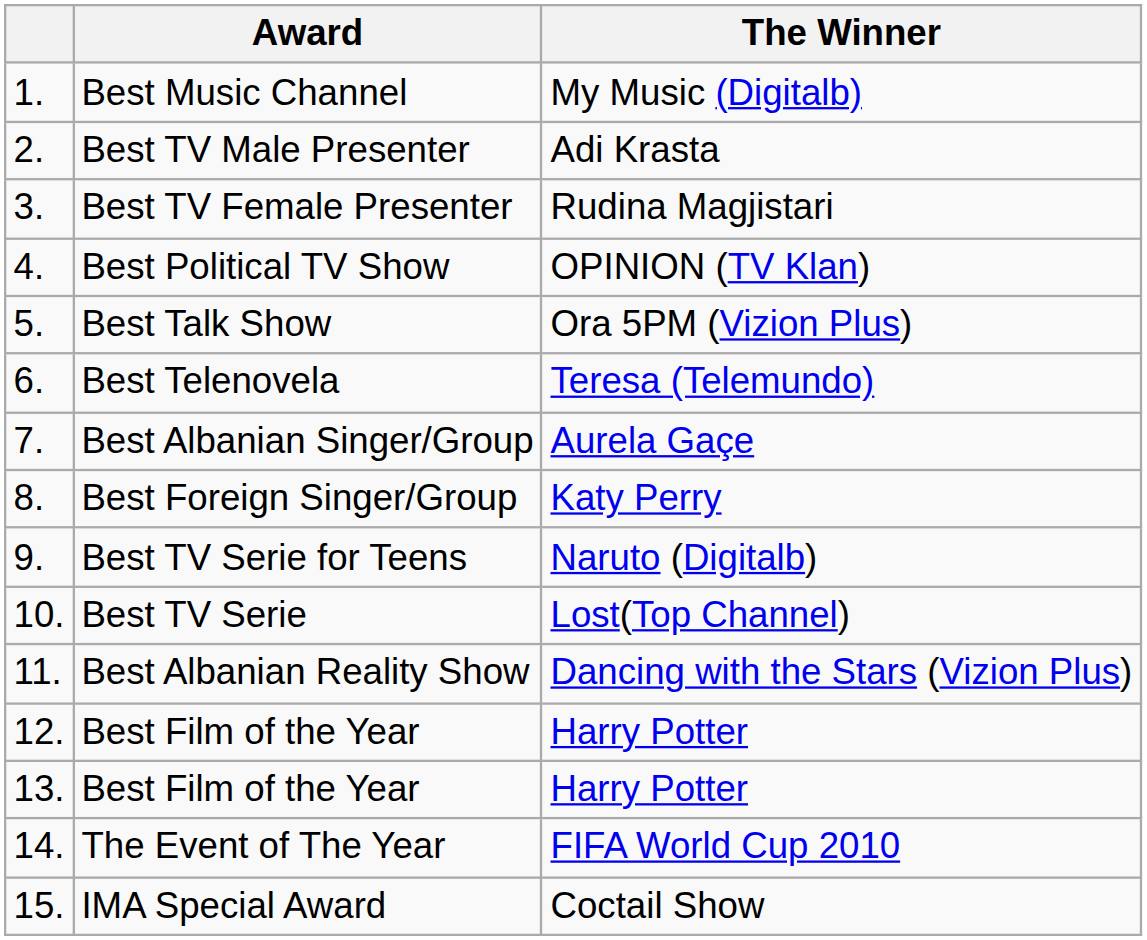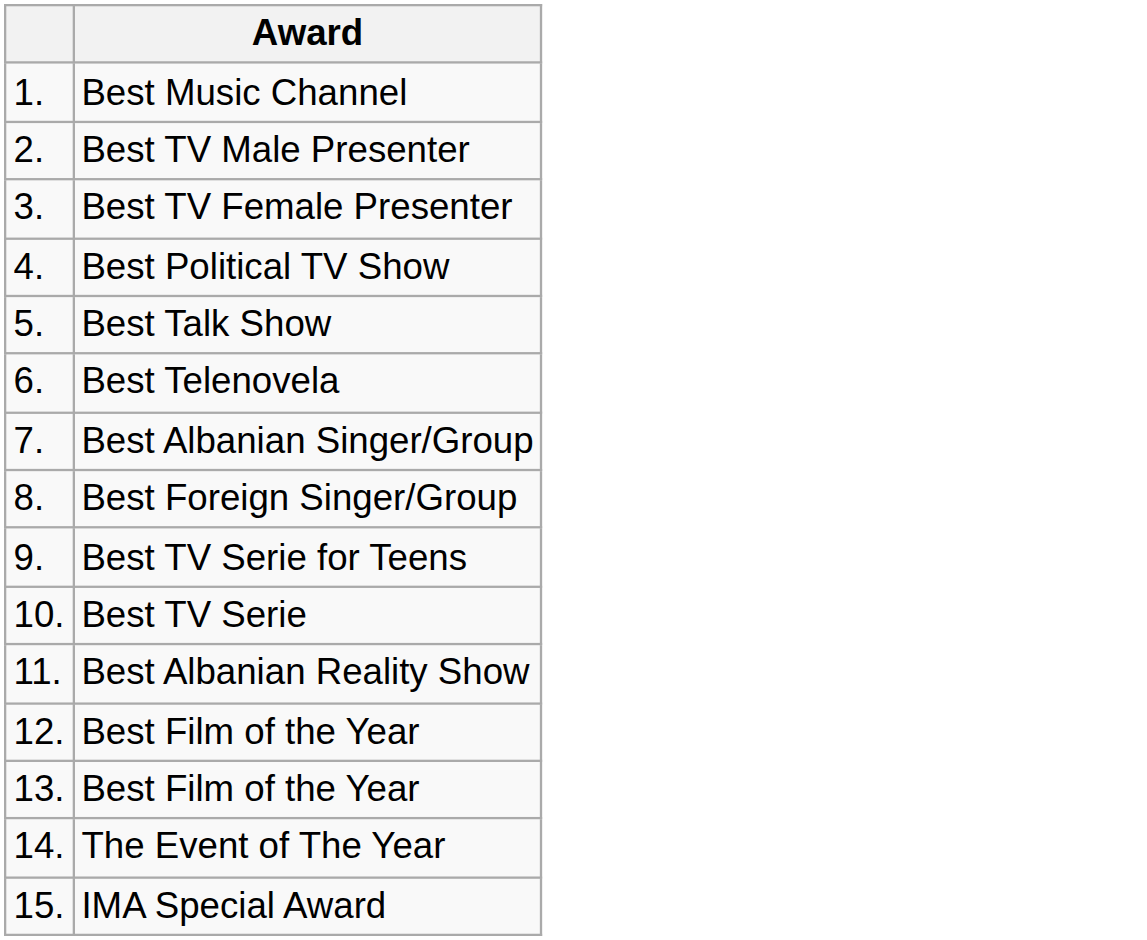- column: (841, 33)
